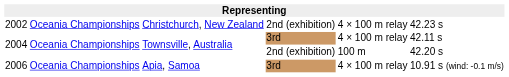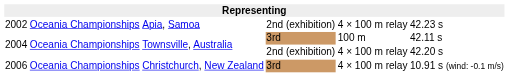(203, 24) Christchurch, New Zealand -> (171, 24) Apia, Samoa
(373, 38) 4 × 100 m relay -> (352, 38) 100 m
(352, 52) 100 m -> (373, 52) 4 × 100 m relay
(171, 66) Apia, Samoa -> (203, 66) Christchurch, New Zealand
